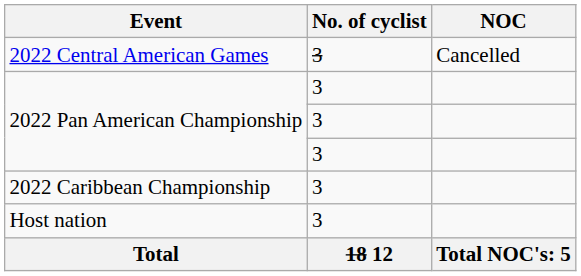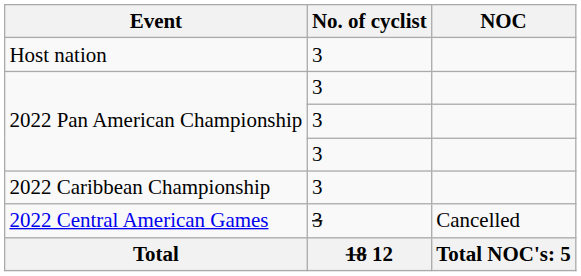rows swapped: (58, 220) <-> (139, 54)
